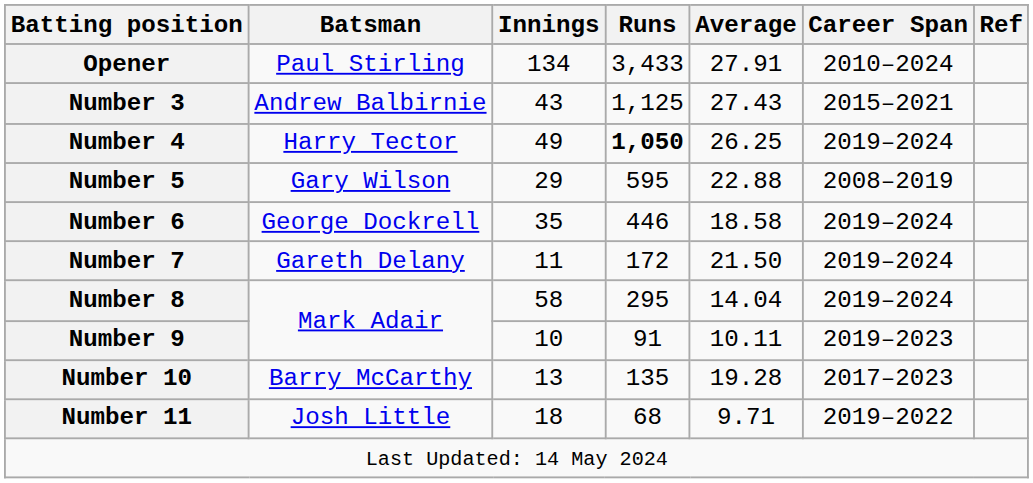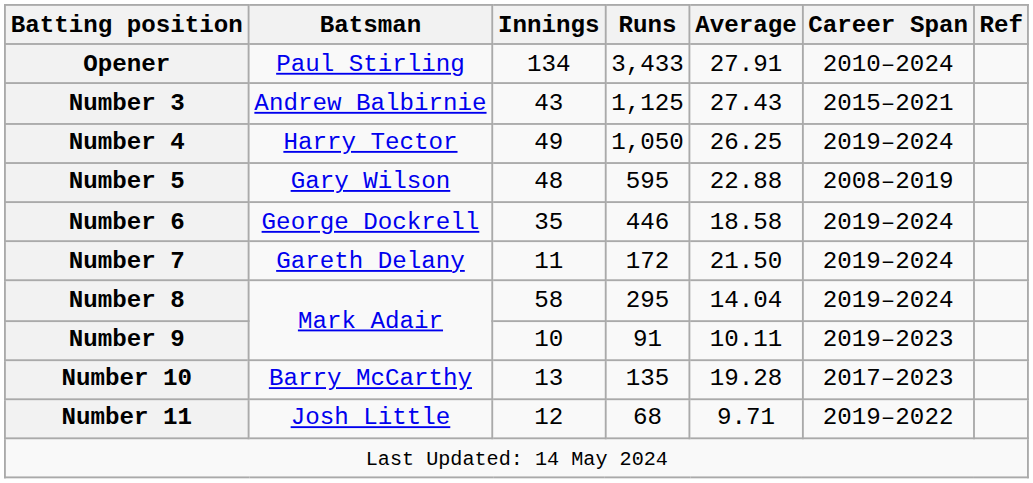(647, 143) bold -> (647, 143) normal
(549, 182) 29 -> (549, 182) 48
(549, 419) 18 -> (549, 419) 12
